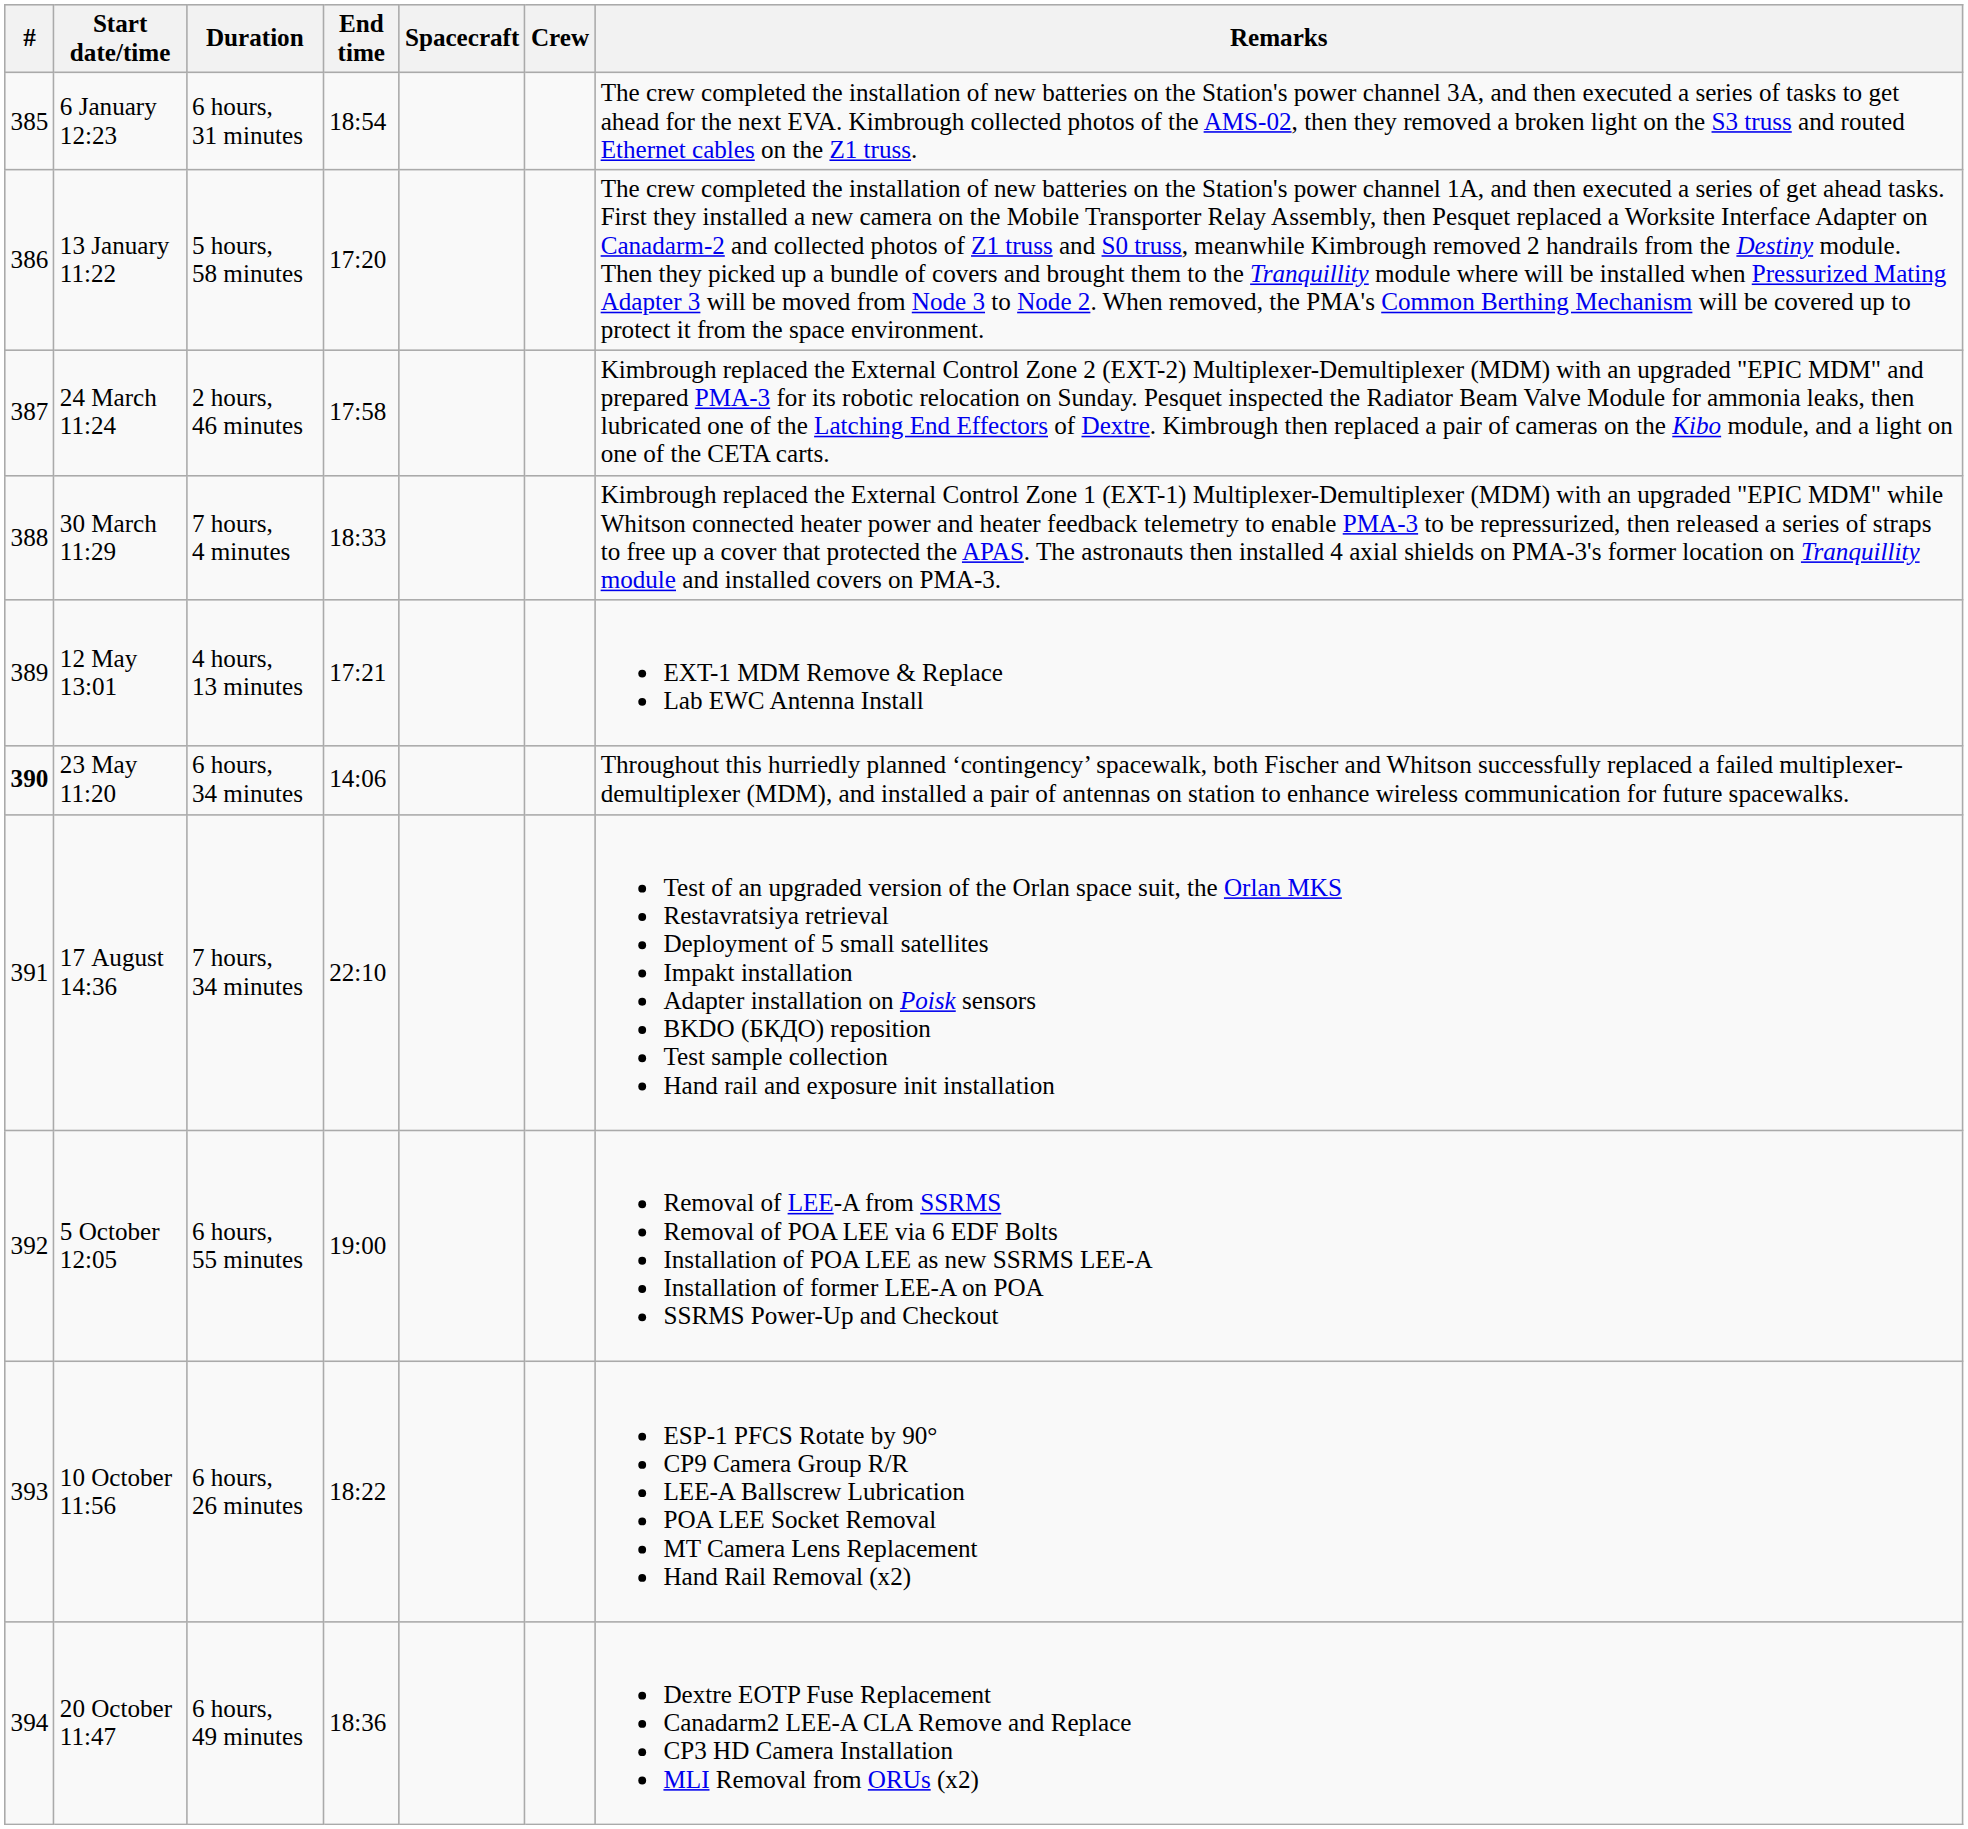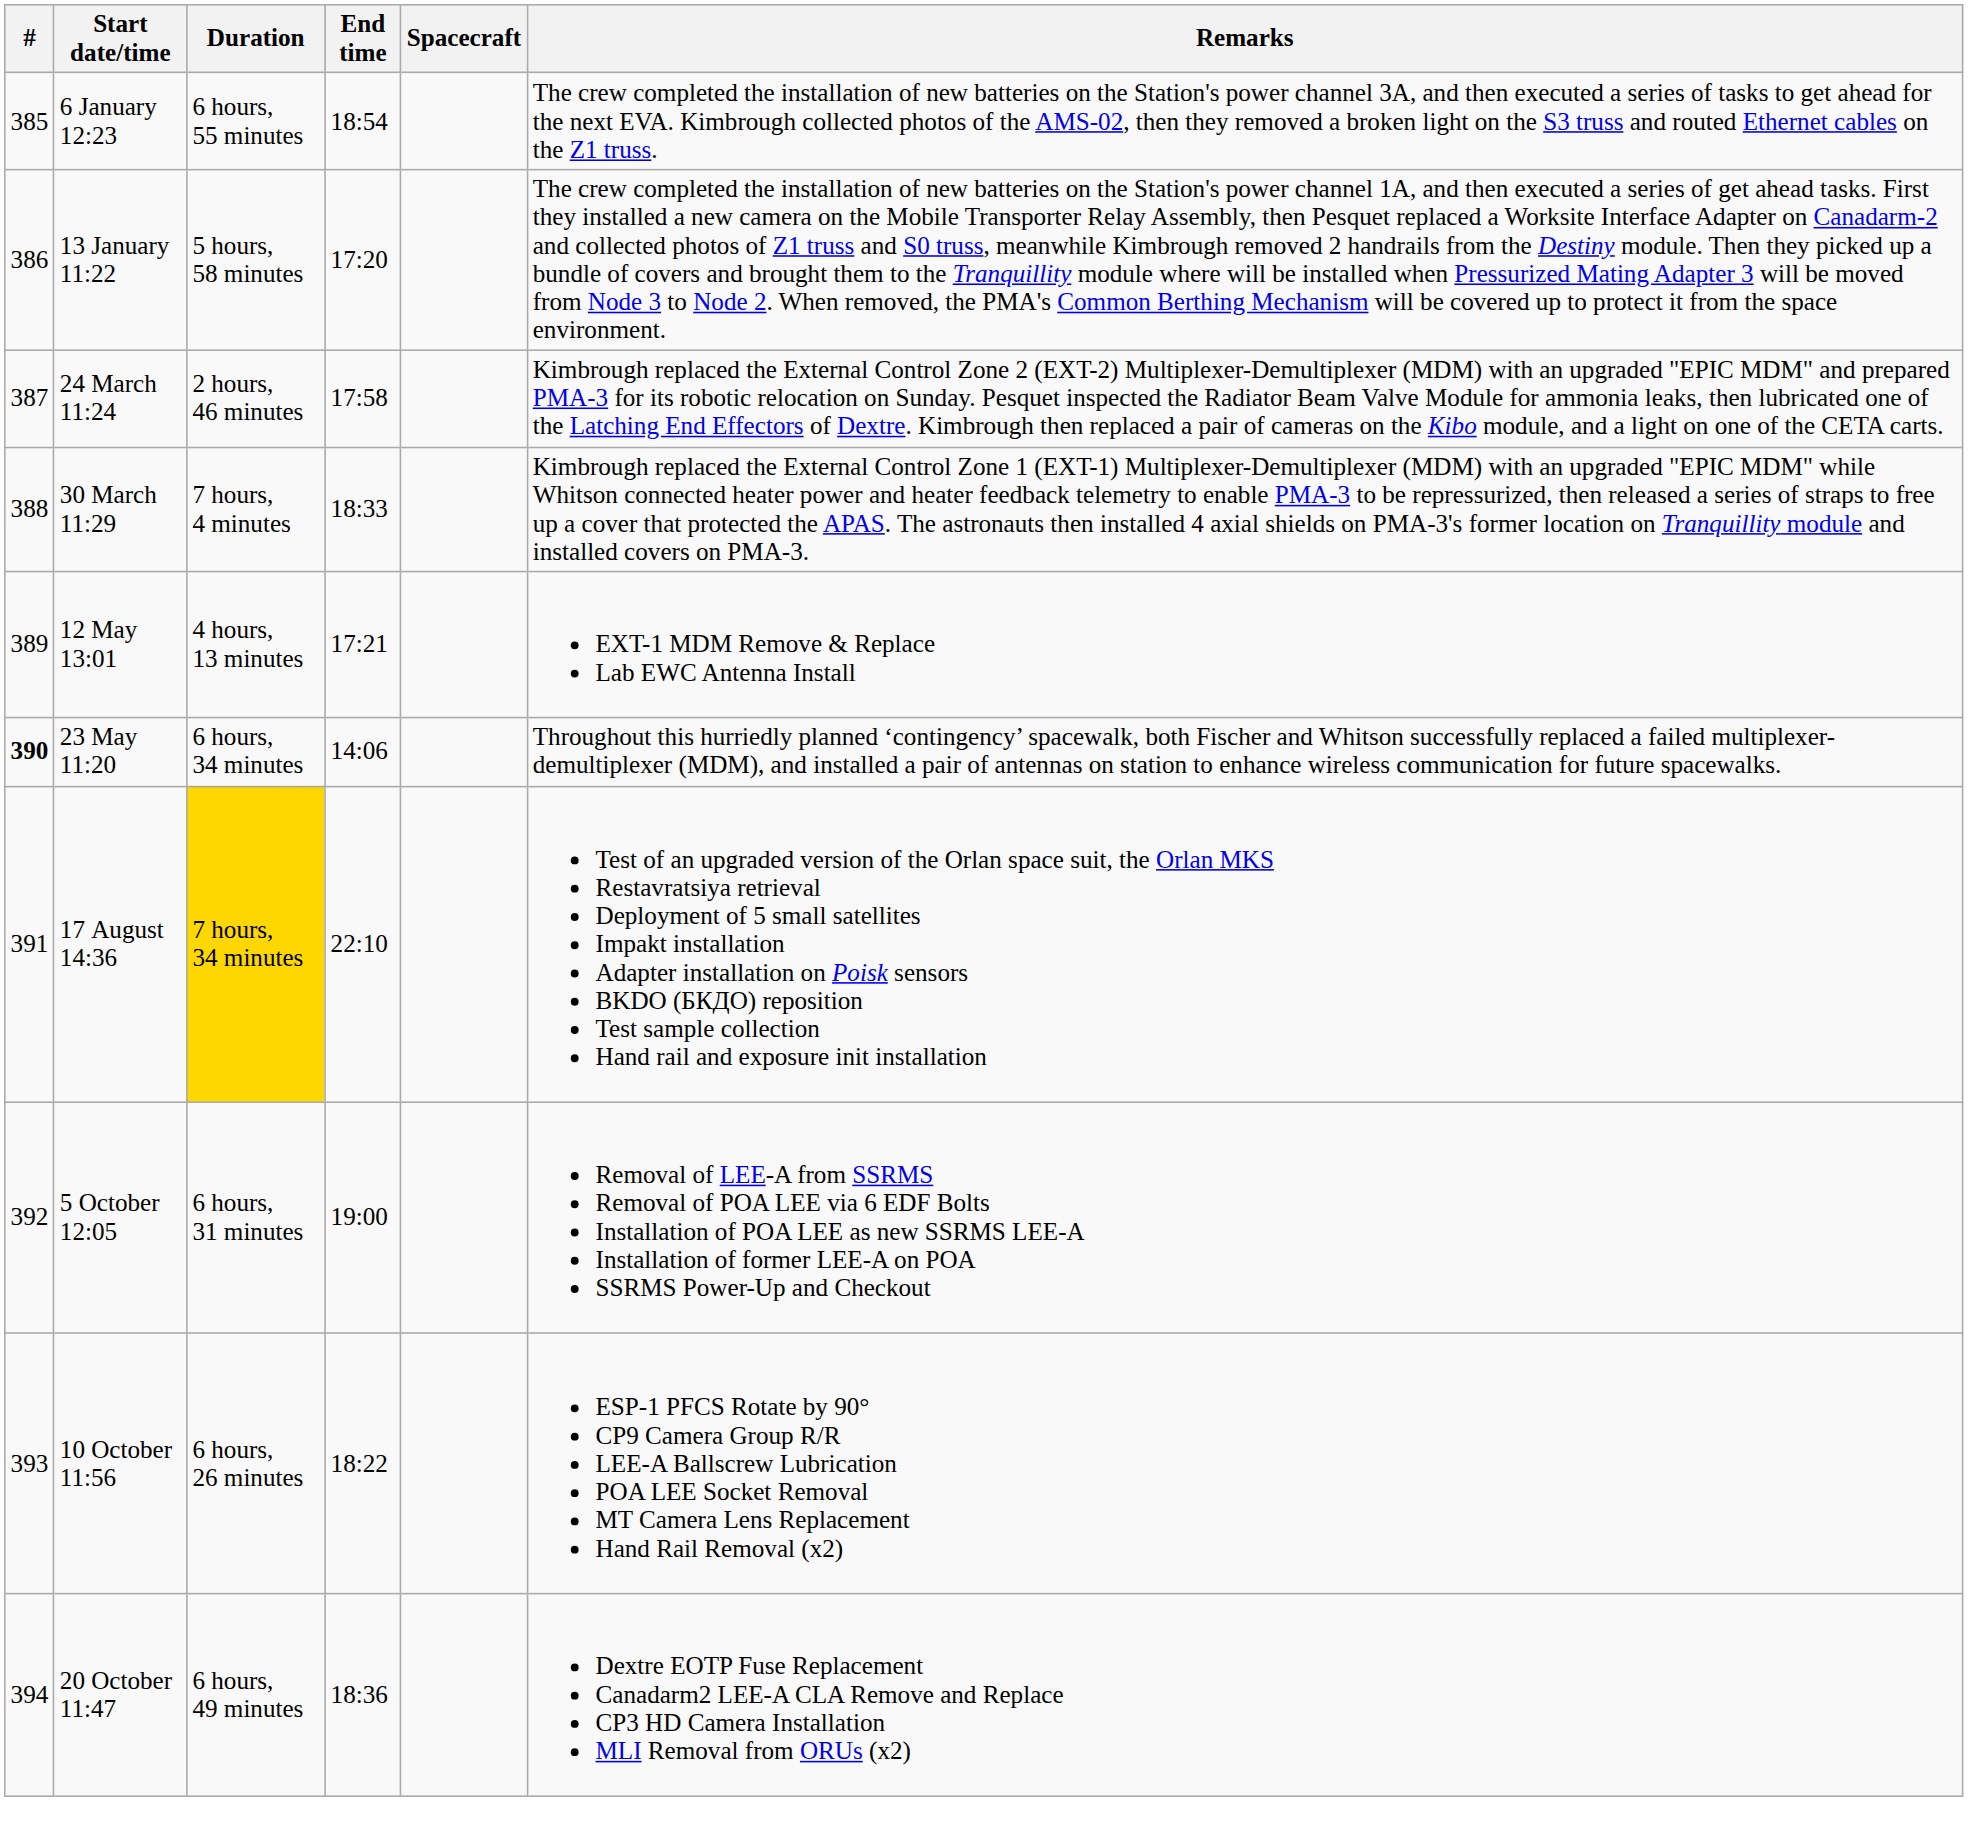- column: (560, 38)
(247, 120) 6 hours, 31 minutes -> (248, 120) 6 hours, 55 minutes
(247, 972) no background -> (248, 943) gold background
(247, 1245) 6 hours, 55 minutes -> (248, 1217) 6 hours, 31 minutes
